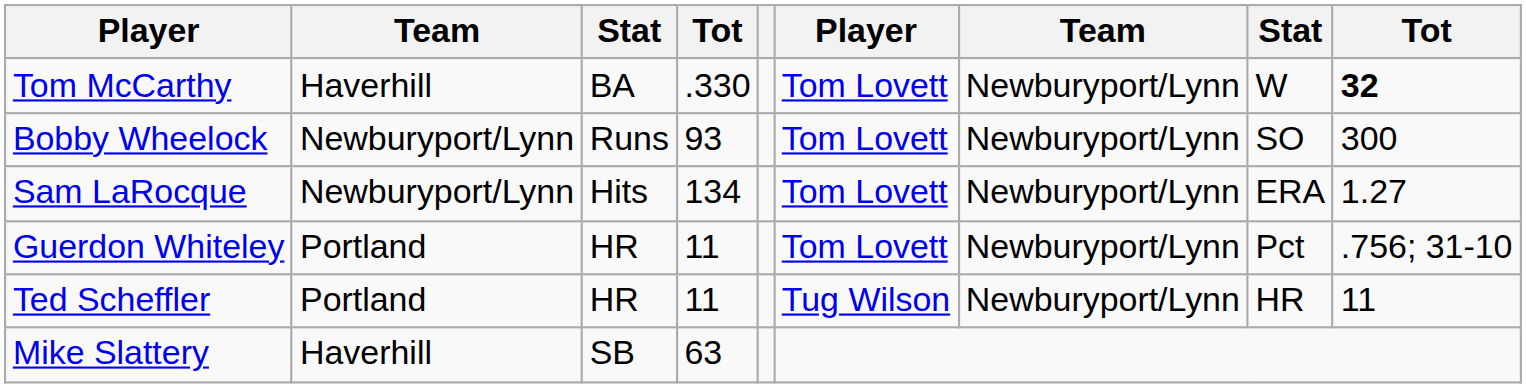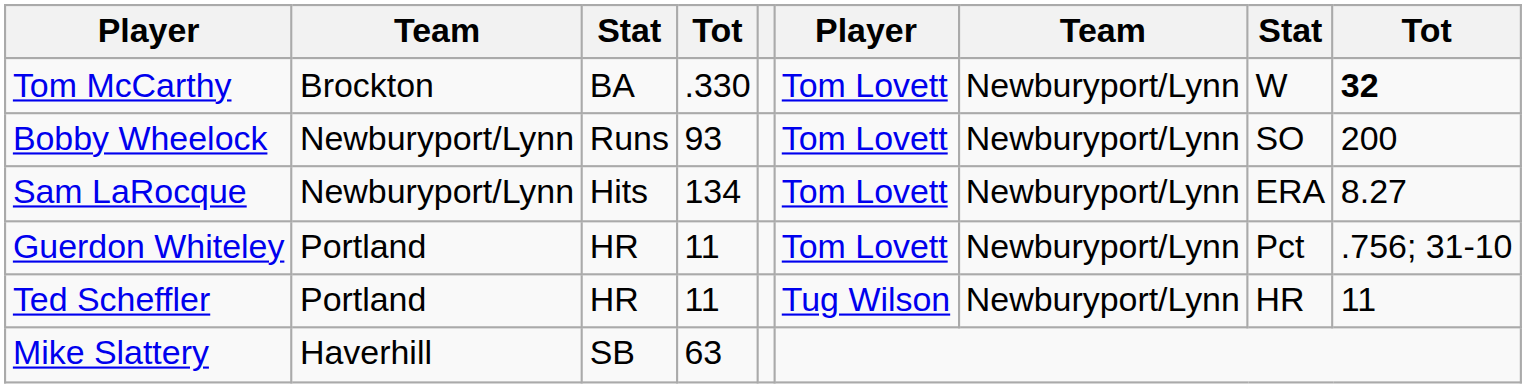(366, 85) Haverhill -> (367, 85) Brockton
(1369, 138) 300 -> (1369, 138) 200
(1374, 192) 1.27 -> (1374, 192) 8.27
